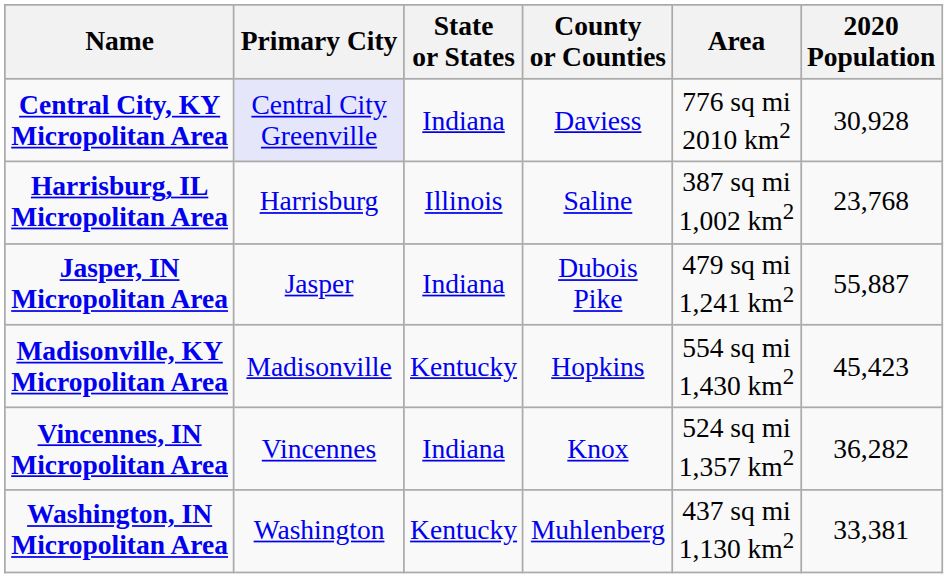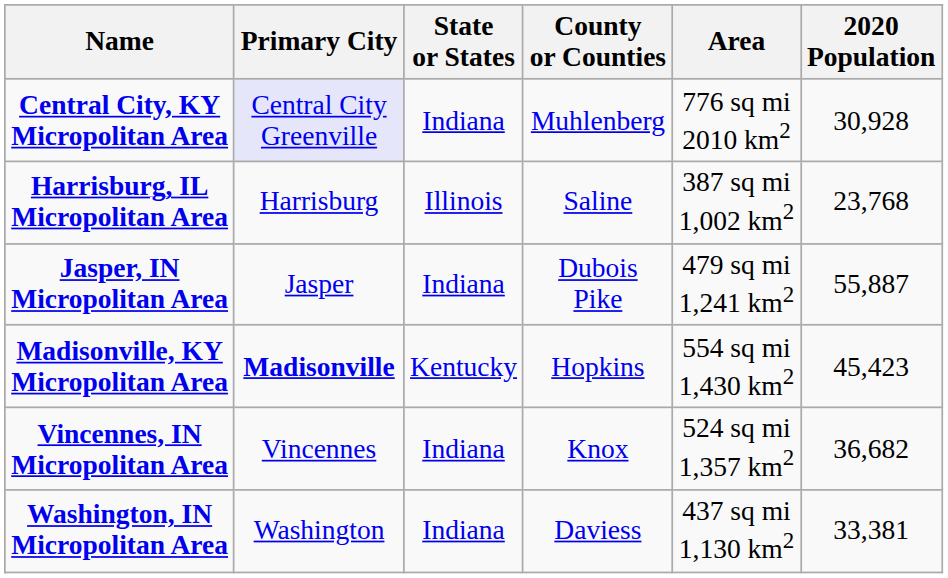(598, 120) Daviess -> (598, 120) Muhlenberg
(319, 366) normal -> (319, 366) bold
(871, 448) 36,282 -> (871, 448) 36,682
(464, 530) Kentucky -> (464, 530) Indiana
(598, 530) Muhlenberg -> (598, 530) Daviess
